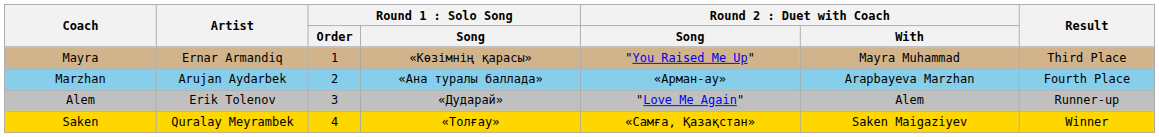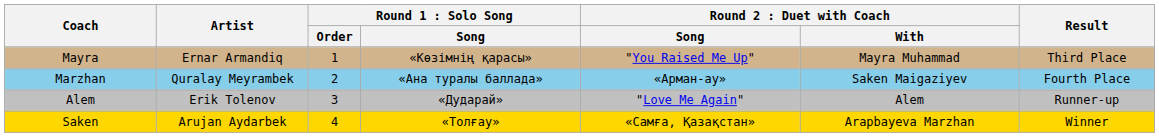(232, 79) Arujan Aydarbek -> (232, 79) Quralay Meyrambek
(910, 79) Arapbayeva Marzhan -> (910, 79) Saken Maigaziyev
(232, 122) Quralay Meyrambek -> (232, 122) Arujan Aydarbek
(910, 122) Saken Maigaziyev -> (910, 122) Arapbayeva Marzhan
